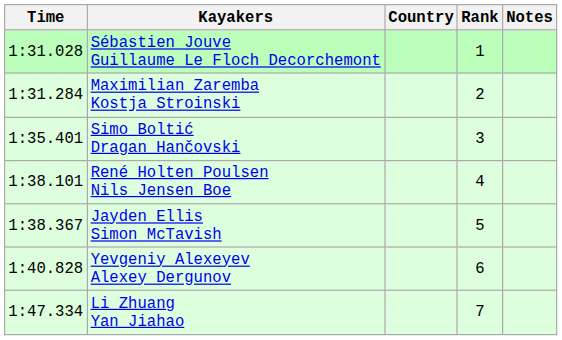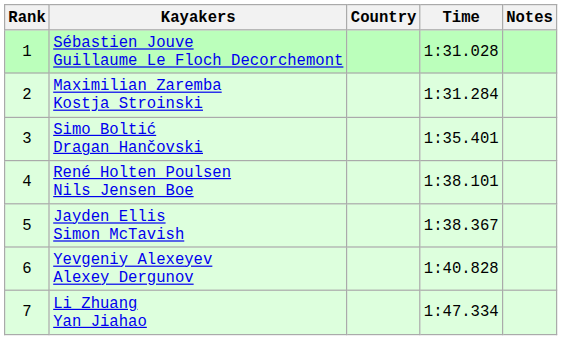columns swapped: (480, 17) <-> (46, 17)
